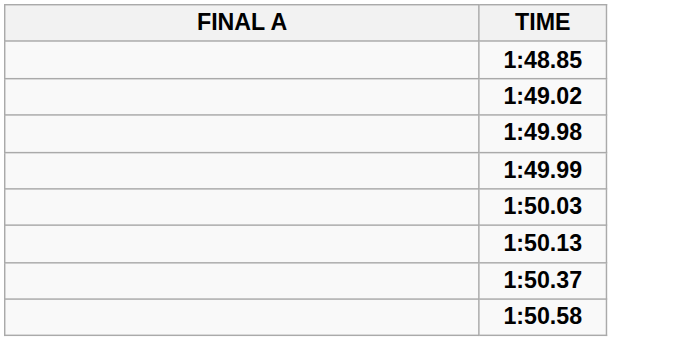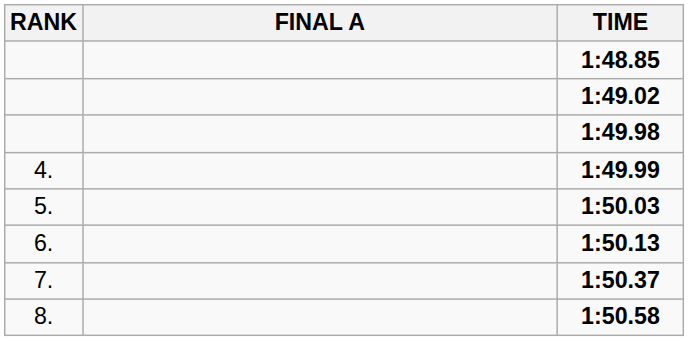+ column: (44, 22)
